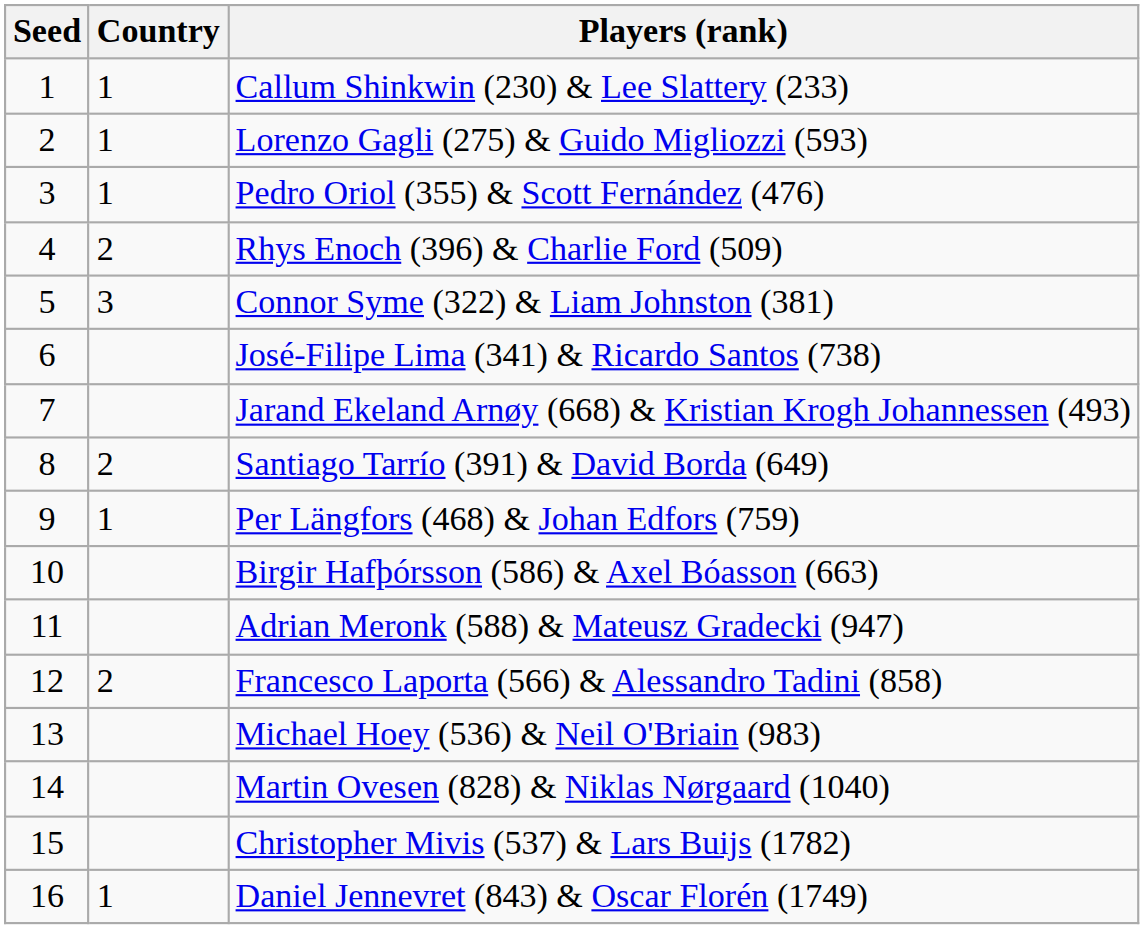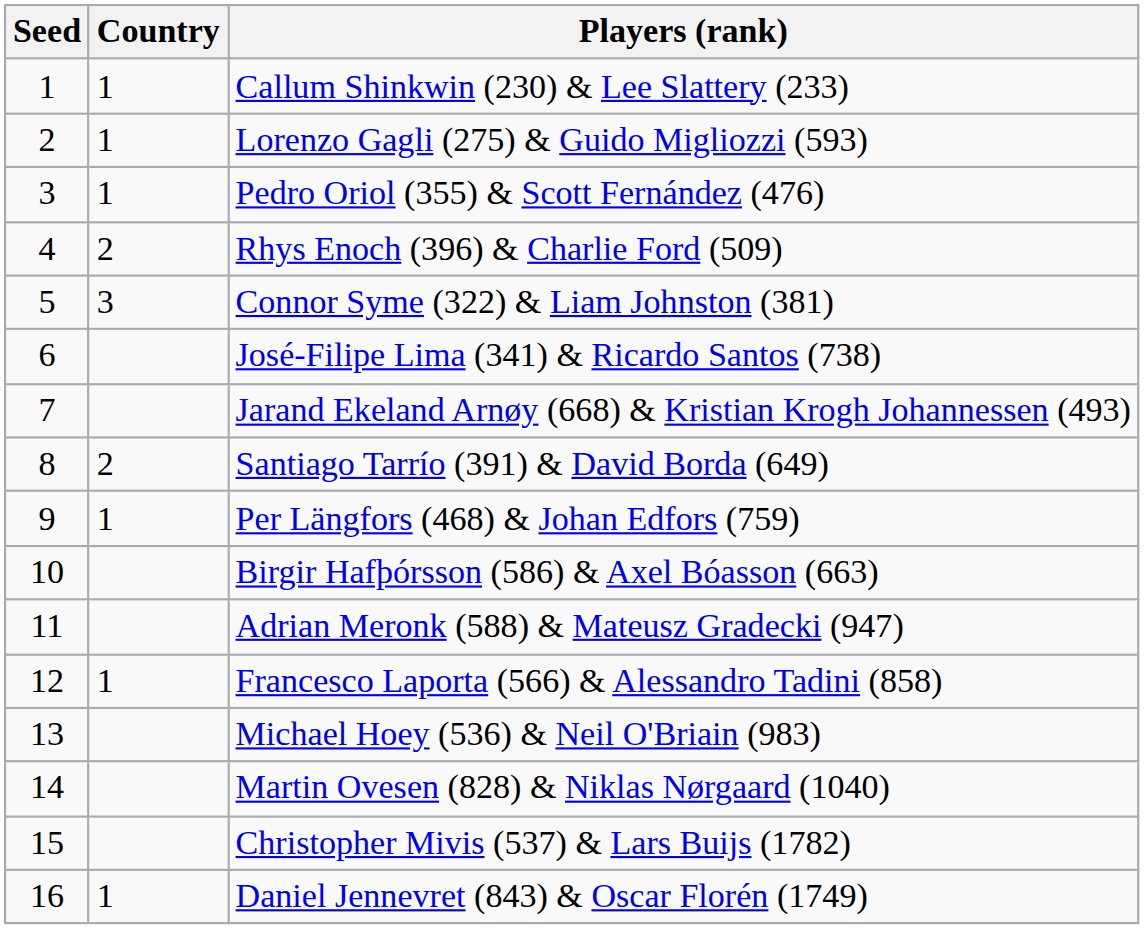(105, 680) 2 -> (105, 680) 1
